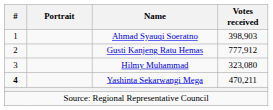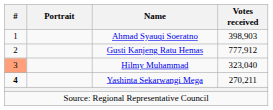(16, 65) no background -> (16, 65) lightsalmon background
(243, 65) 323,080 -> (243, 65) 323,040
(243, 80) 470,211 -> (243, 80) 270,211
